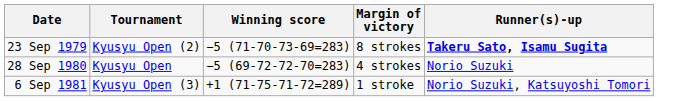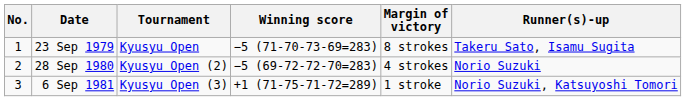+ column: (18, 21)
(147, 47) Kyusyu Open (2) -> (159, 47) Kyusyu Open
(517, 47) bold -> (544, 47) normal
(132, 67) Kyusyu Open -> (174, 67) Kyusyu Open (2)
